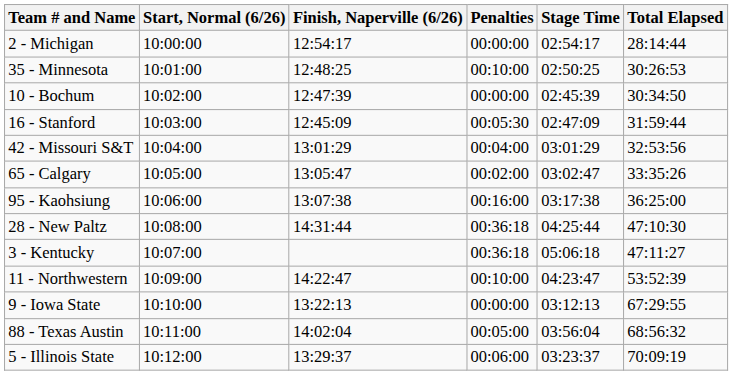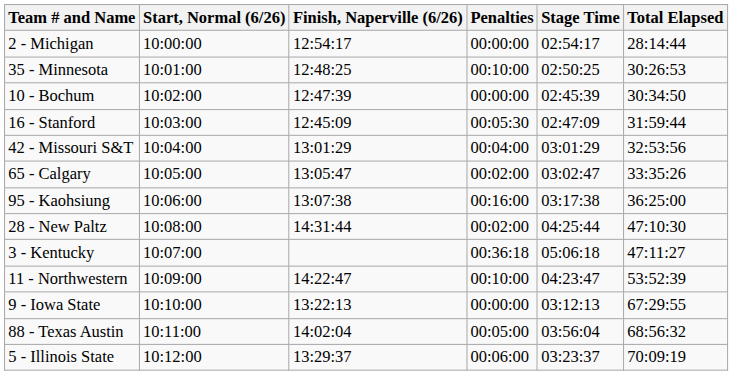(500, 226) 00:36:18 -> (500, 226) 00:02:00
